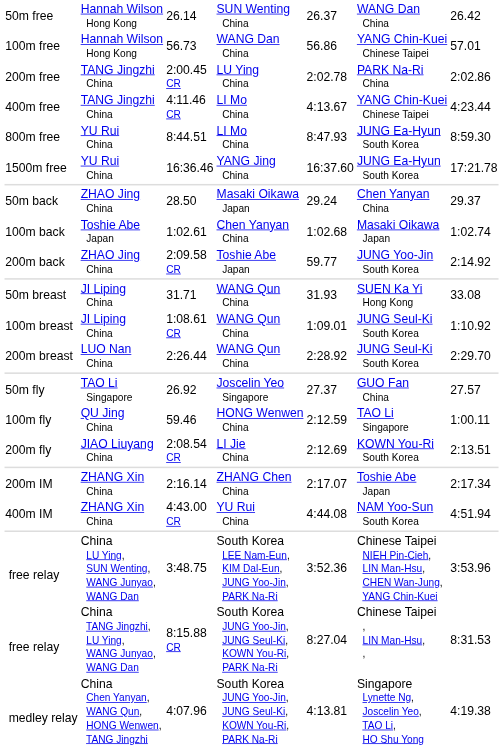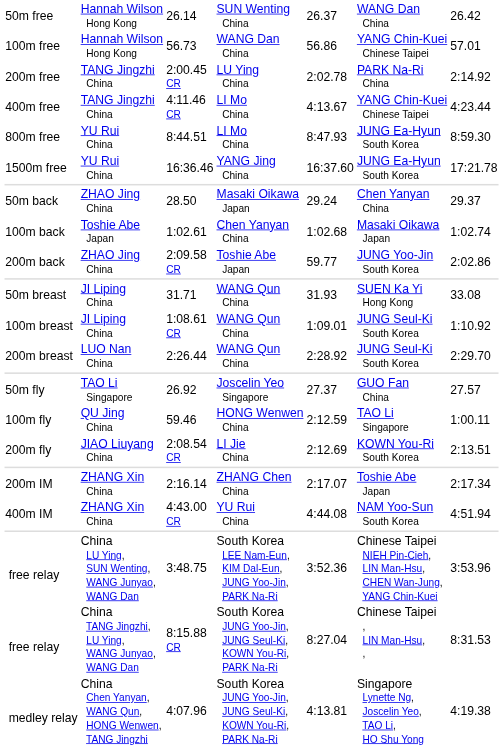(471, 76) 2:02.86 -> (471, 76) 2:14.92
(471, 262) 2:14.92 -> (471, 262) 2:02.86
